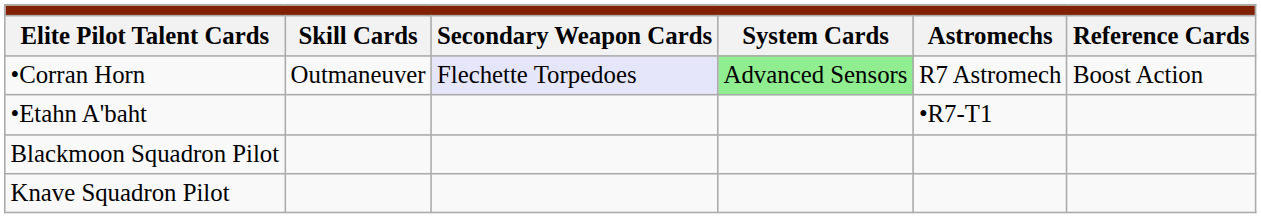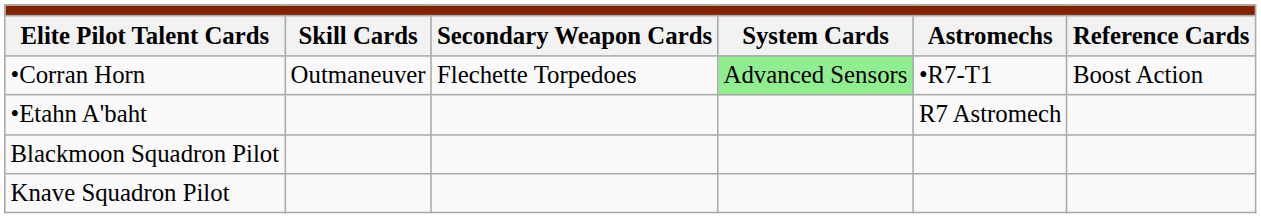(537, 74) lavender background -> (537, 74) no background
(990, 74) R7 Astromech -> (956, 74) •R7-T1
(956, 114) •R7-T1 -> (990, 114) R7 Astromech
